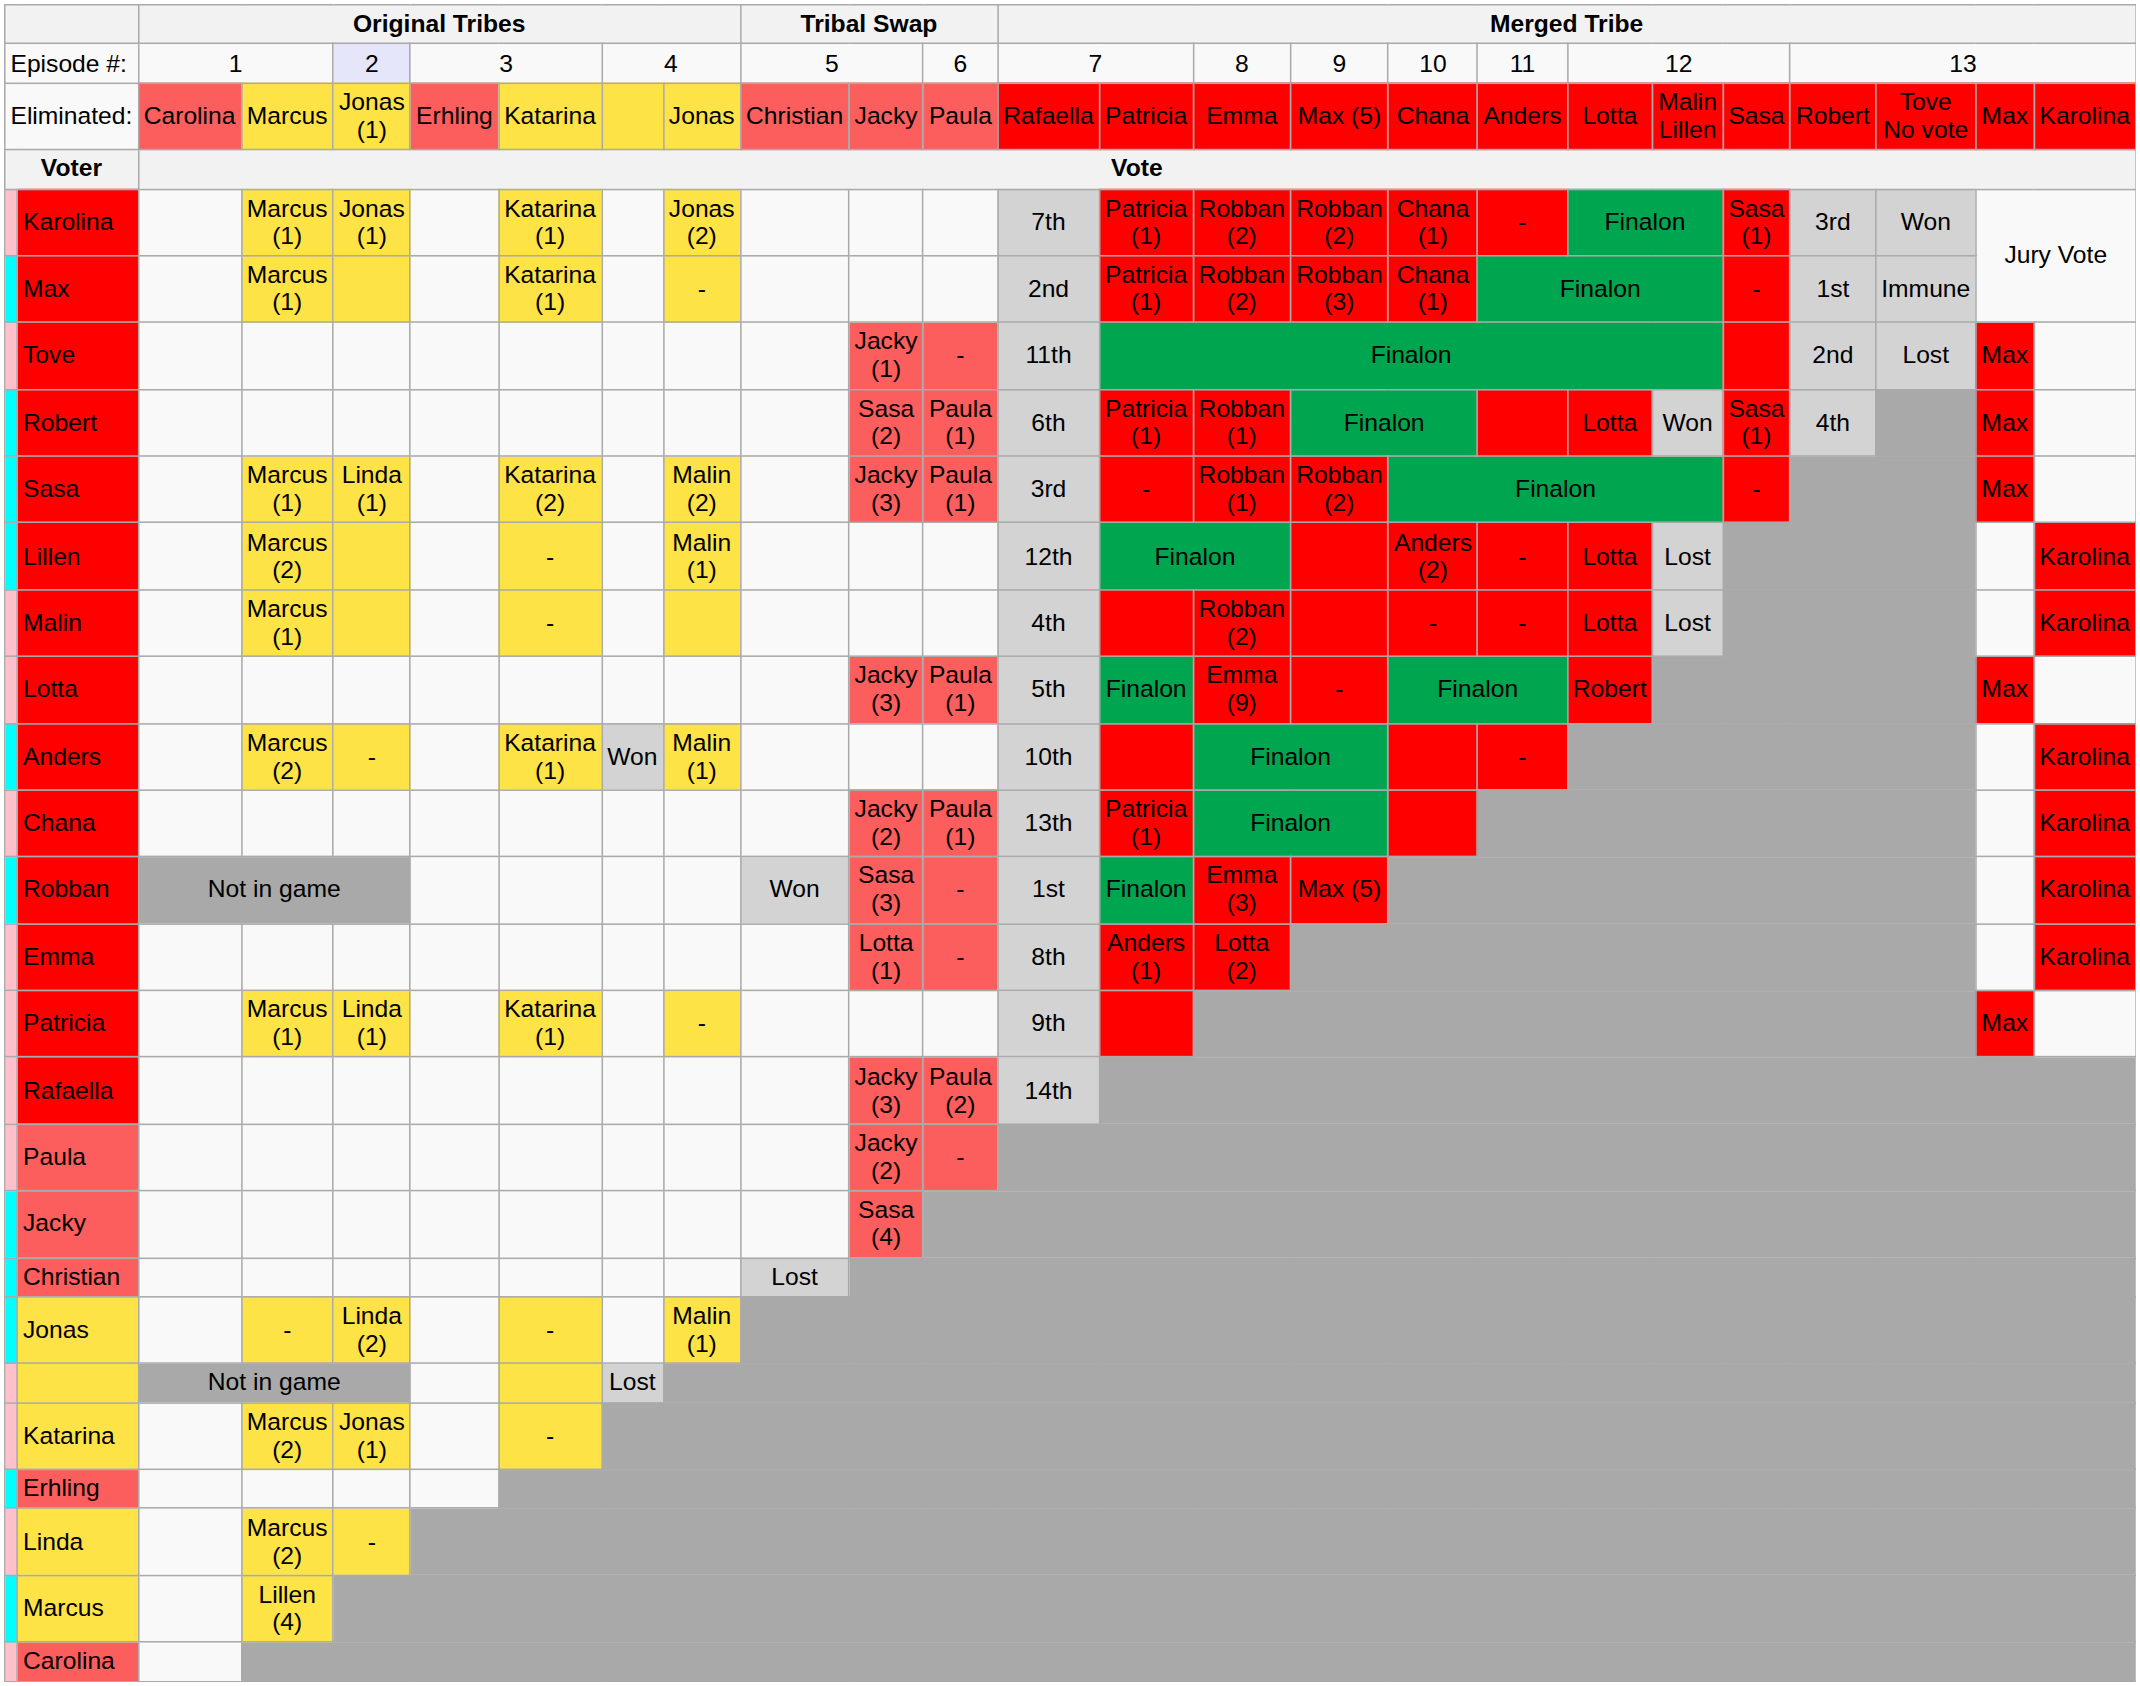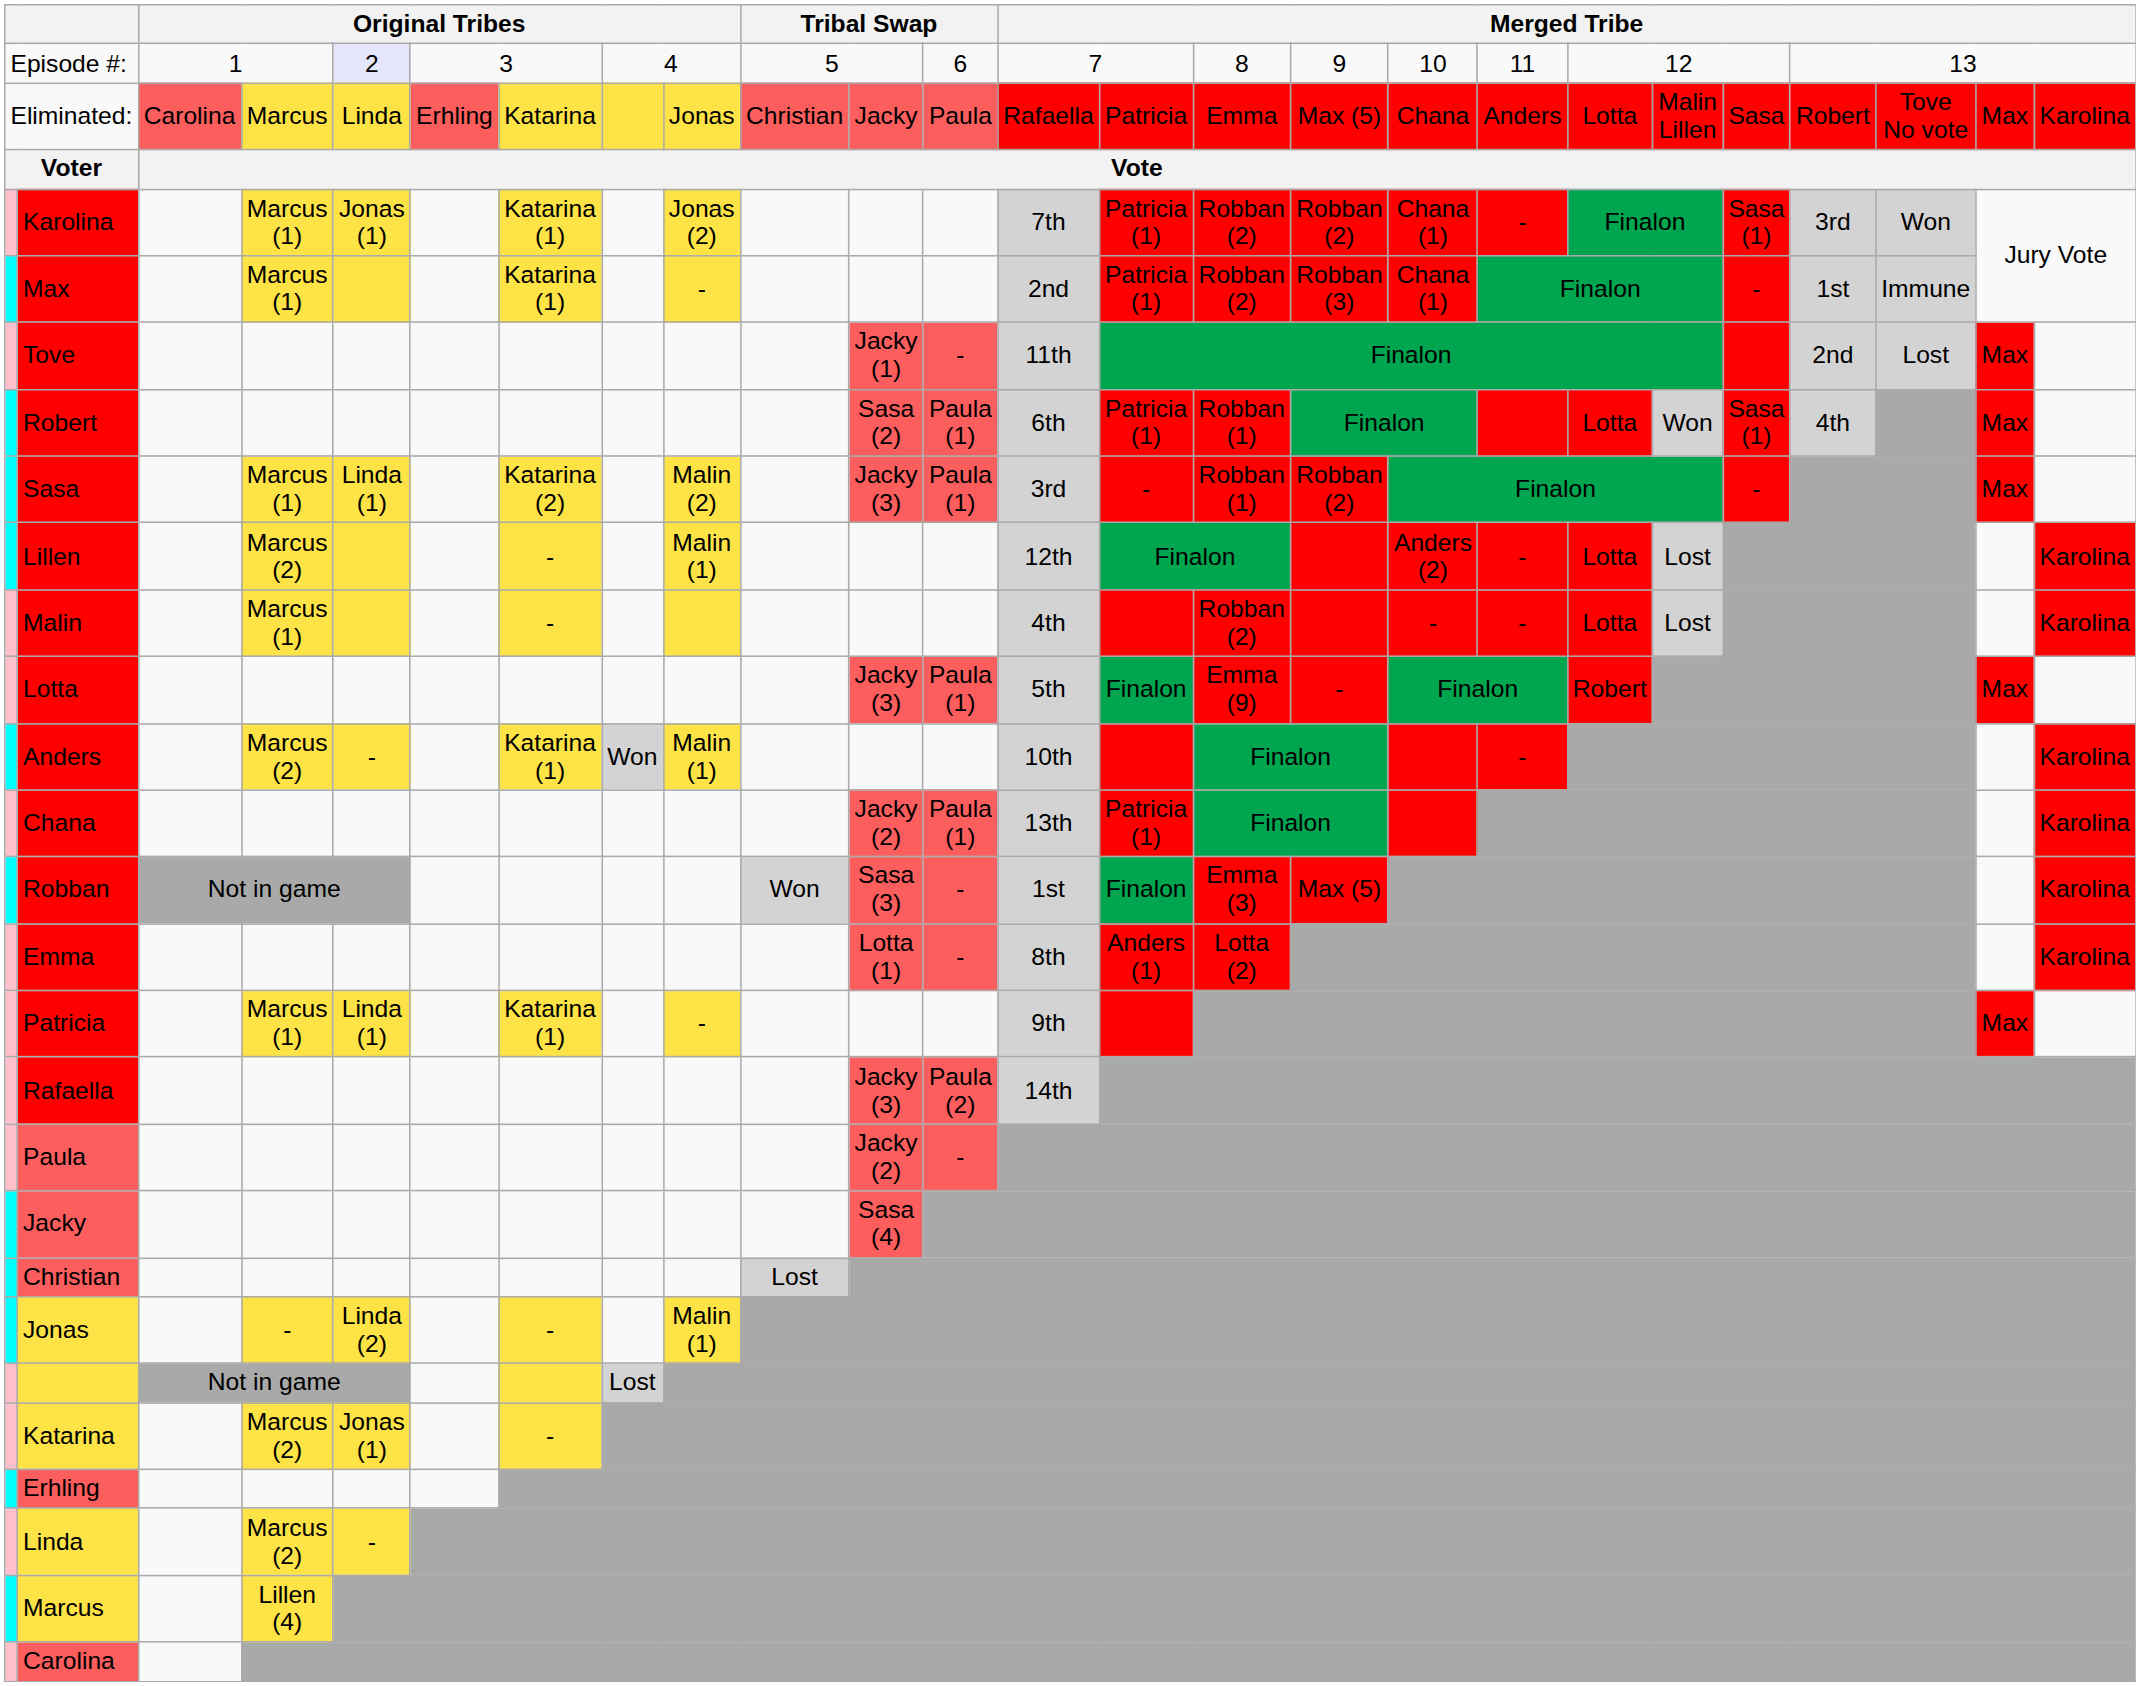(372, 116) Jonas (1) -> (372, 116) Linda
